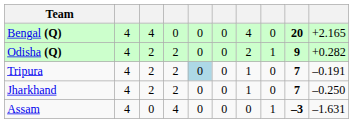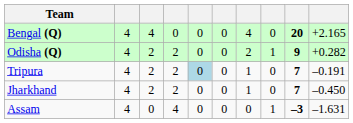(329, 90) –0.250 -> (329, 90) –0.450
